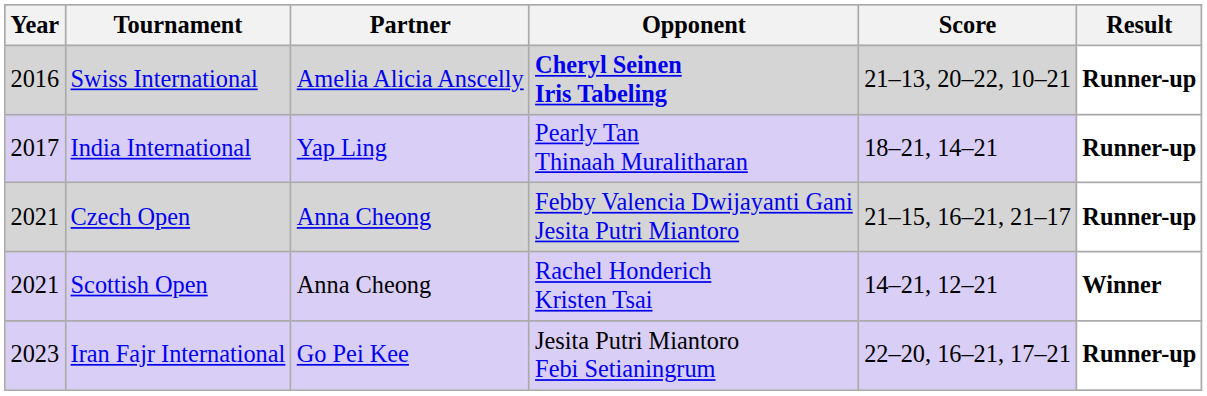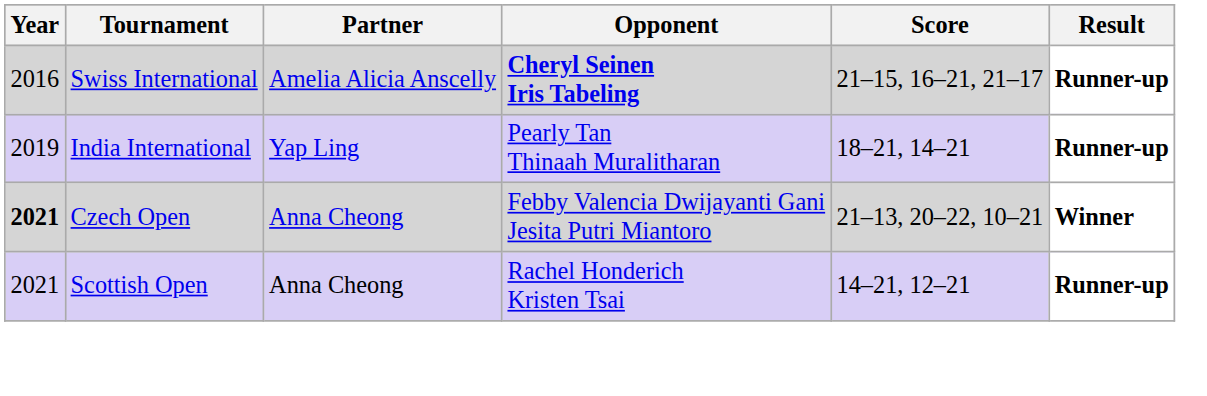(968, 79) 21–13, 20–22, 10–21 -> (940, 79) 21–15, 16–21, 21–17
(35, 148) 2017 -> (35, 148) 2019
(35, 217) normal -> (35, 217) bold
(968, 217) 21–15, 16–21, 21–17 -> (940, 217) 21–13, 20–22, 10–21
(1139, 217) Runner-up -> (1094, 217) Winner
(1122, 286) Winner -> (1112, 286) Runner-up
- row: (178, 354)
